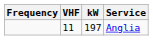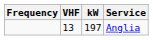(68, 28) 11 -> (68, 28) 13
